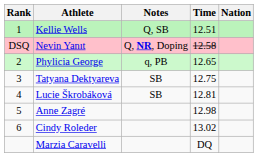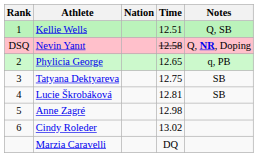columns swapped: (236, 12) <-> (156, 12)
